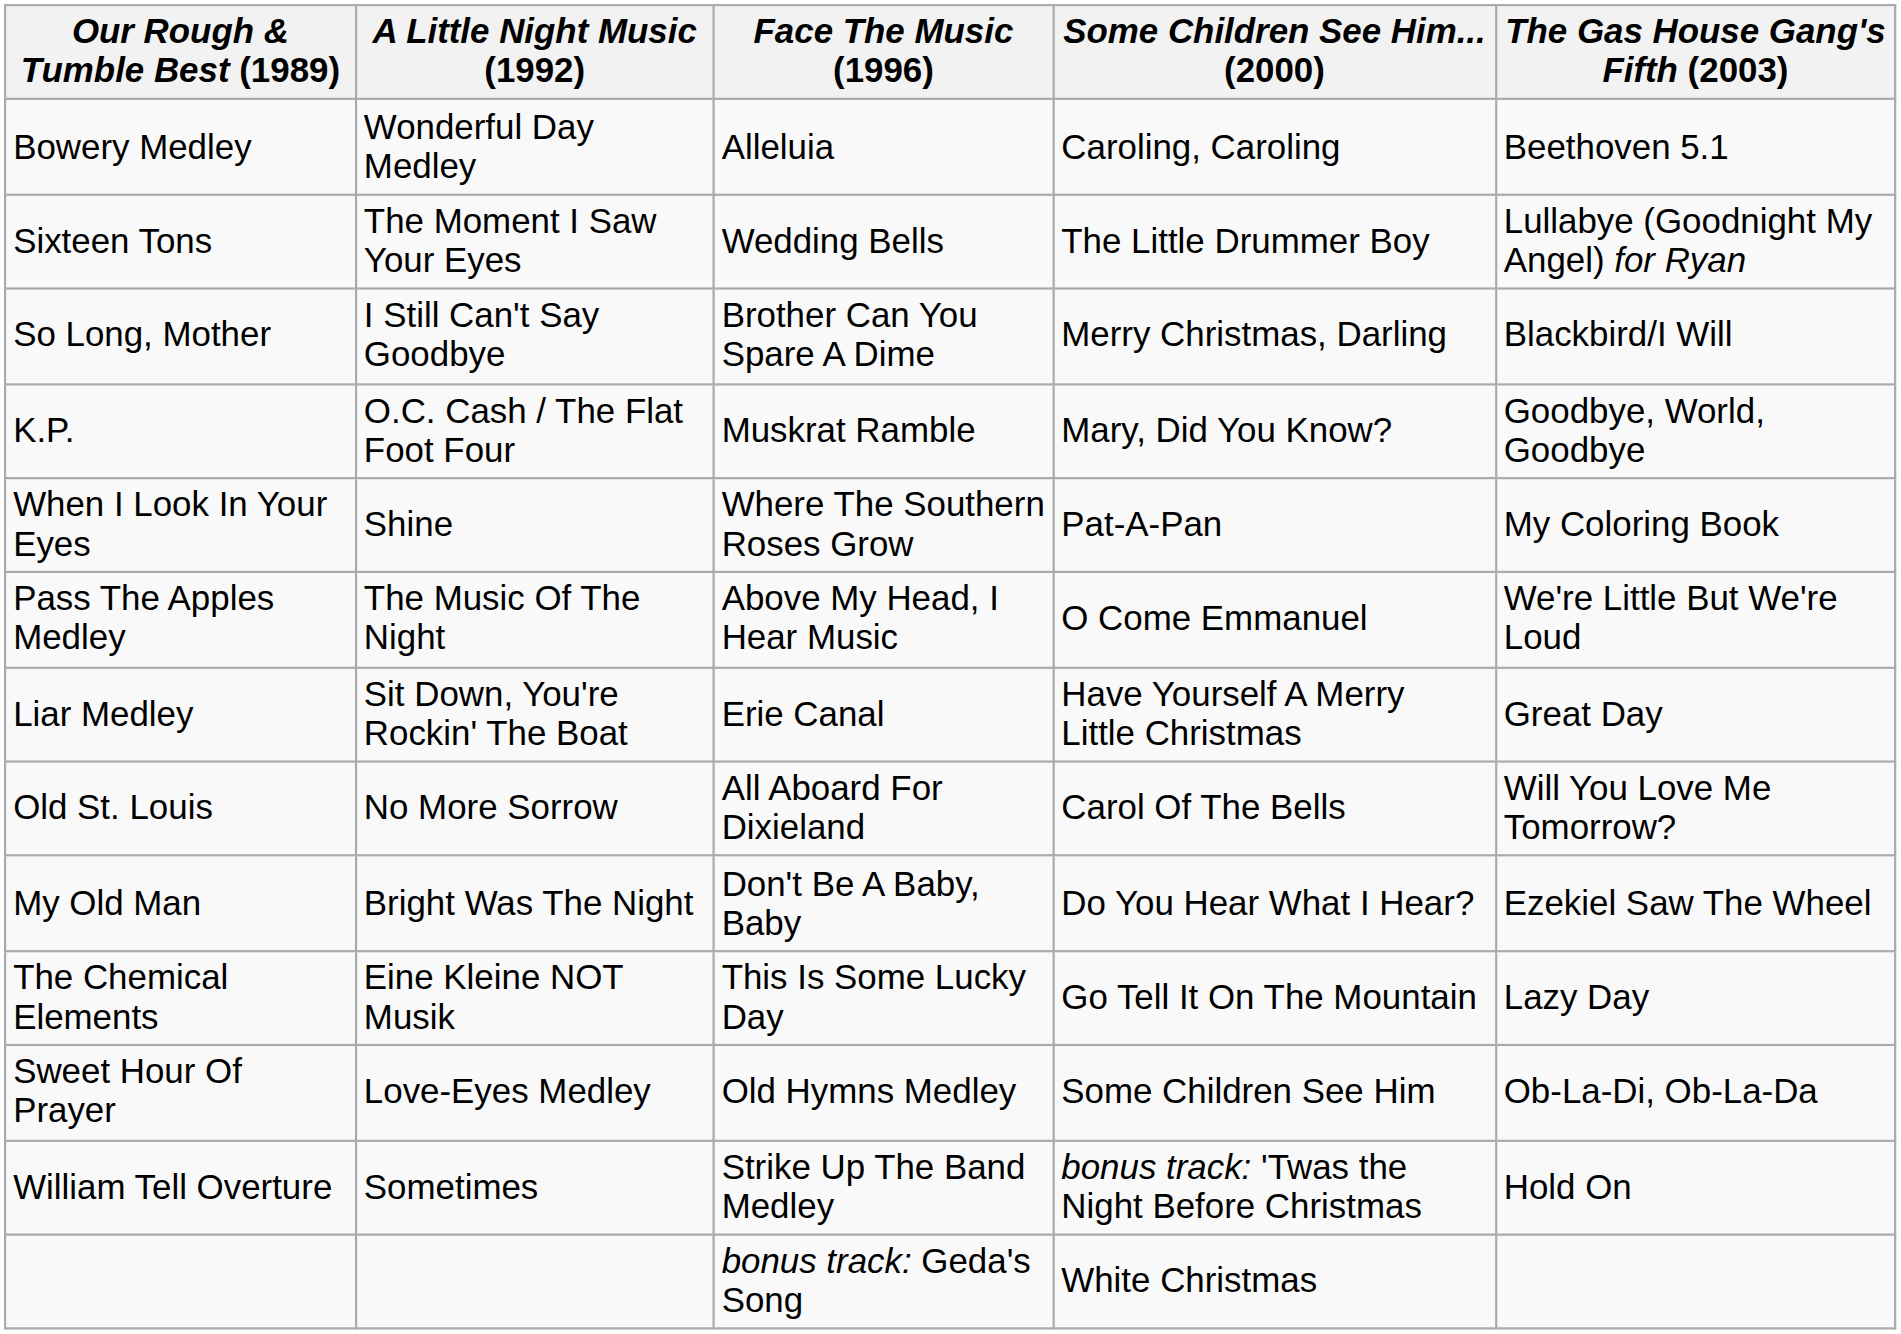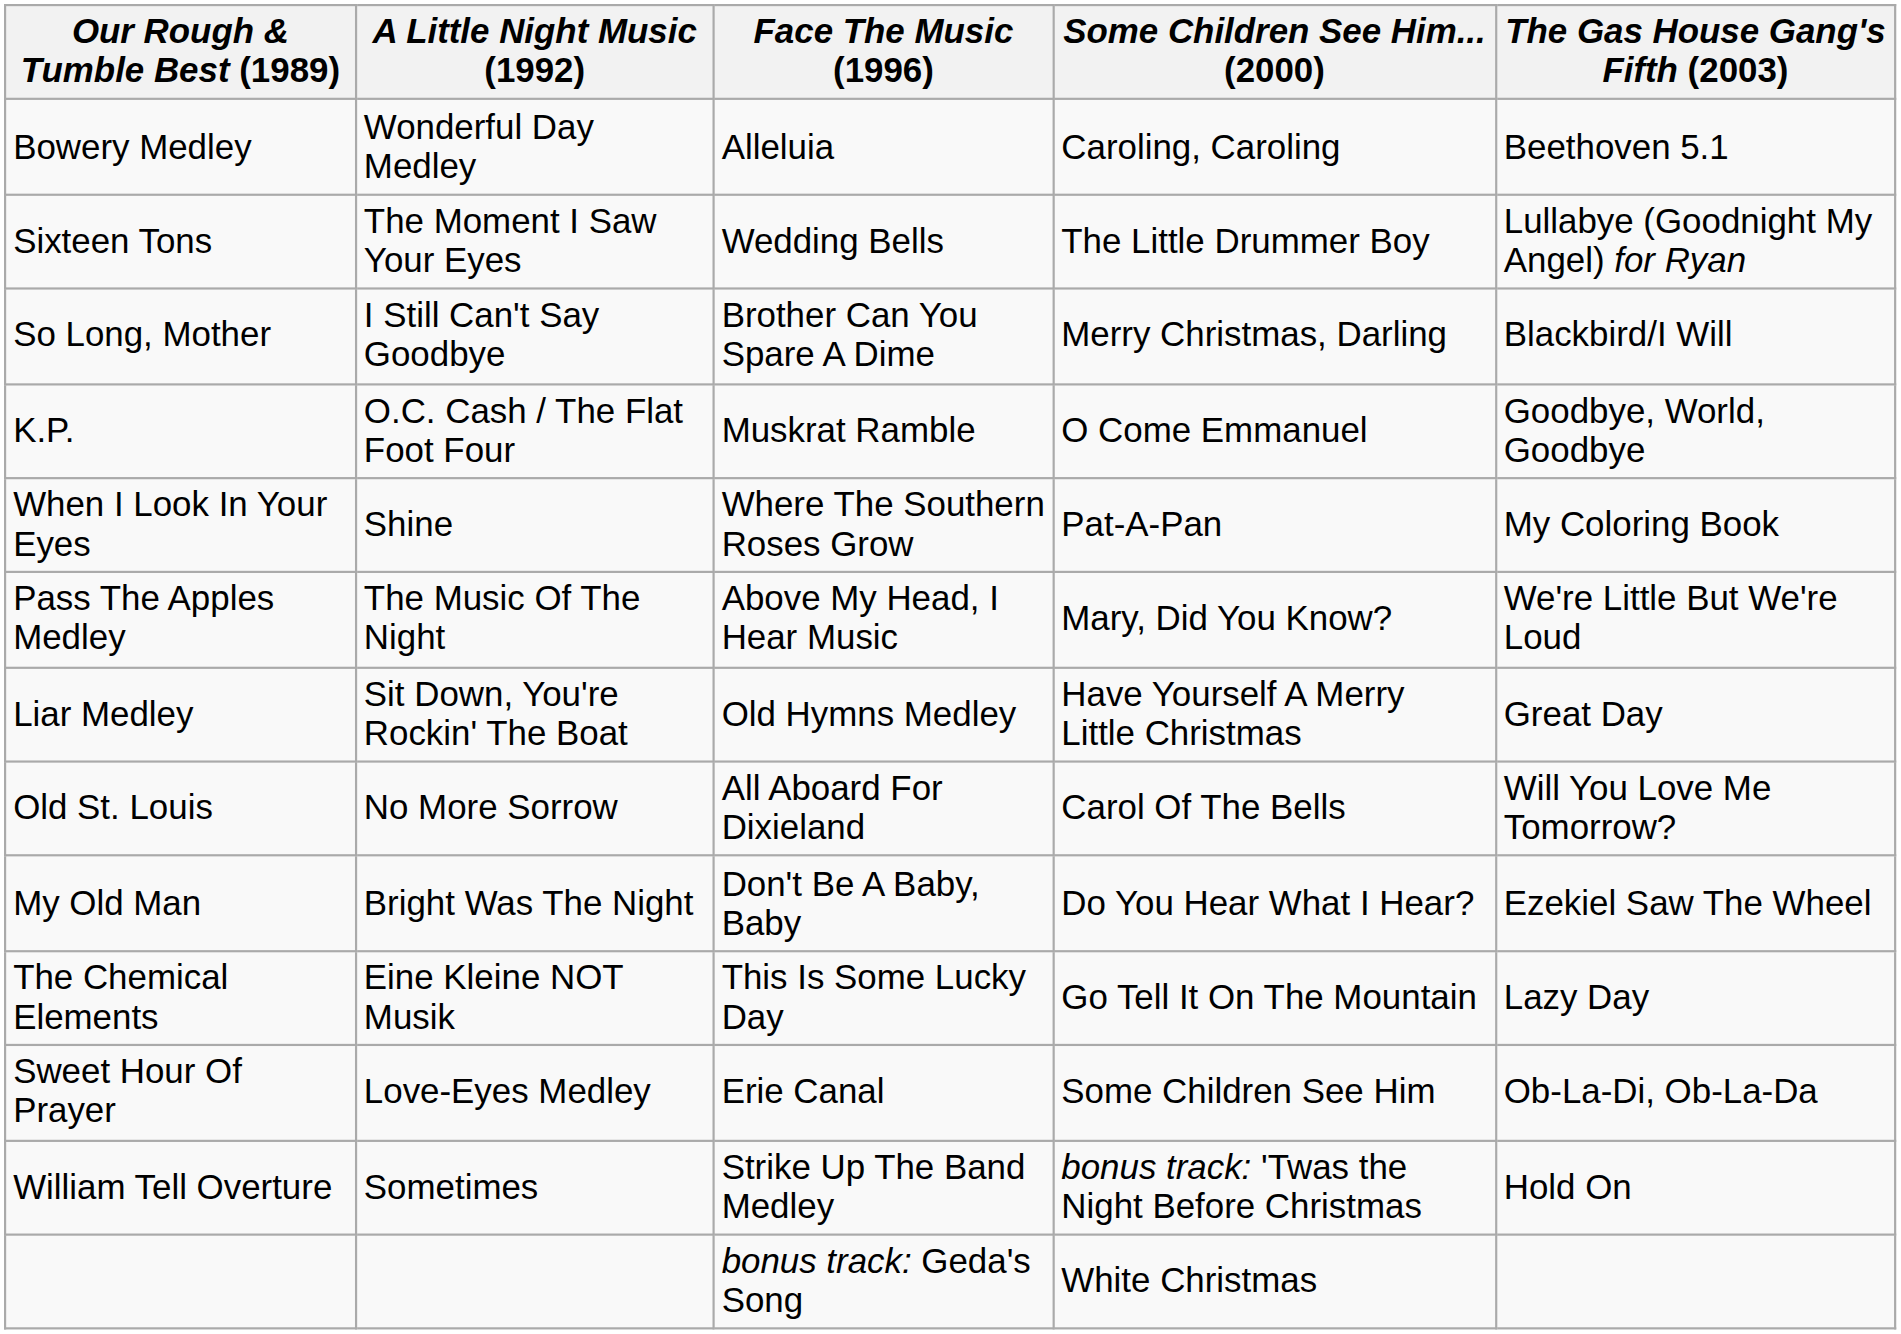(1227, 430) Mary, Did You Know? -> (1214, 430) O Come Emmanuel
(1214, 619) O Come Emmanuel -> (1227, 619) Mary, Did You Know?
(803, 713) Erie Canal -> (869, 713) Old Hymns Medley
(869, 1091) Old Hymns Medley -> (803, 1091) Erie Canal
